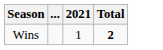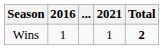+ column: (63, 14)
